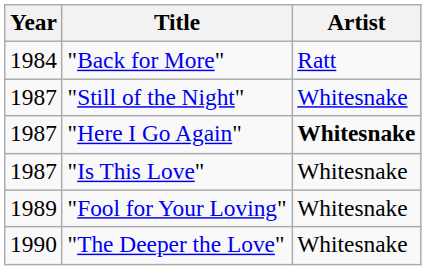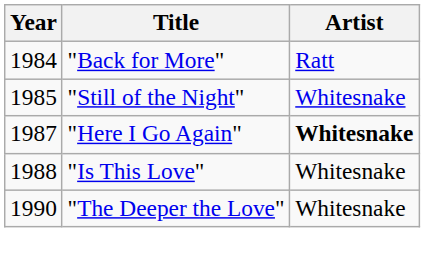(33, 97) 1987 -> (33, 97) 1985
(33, 171) 1987 -> (33, 171) 1988
- row: (177, 208)
